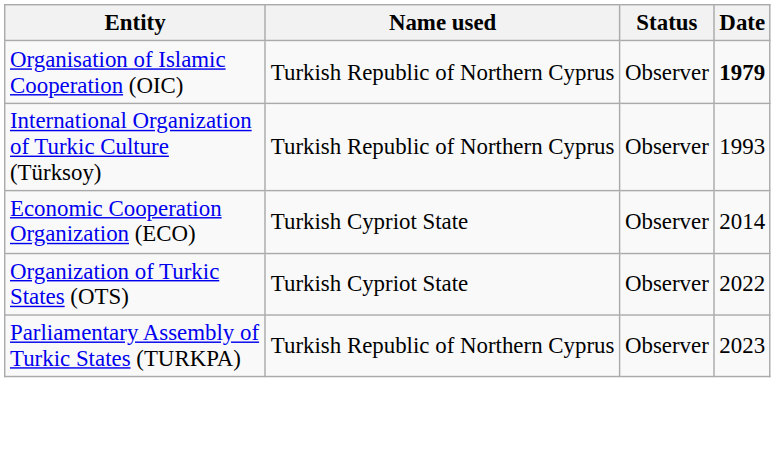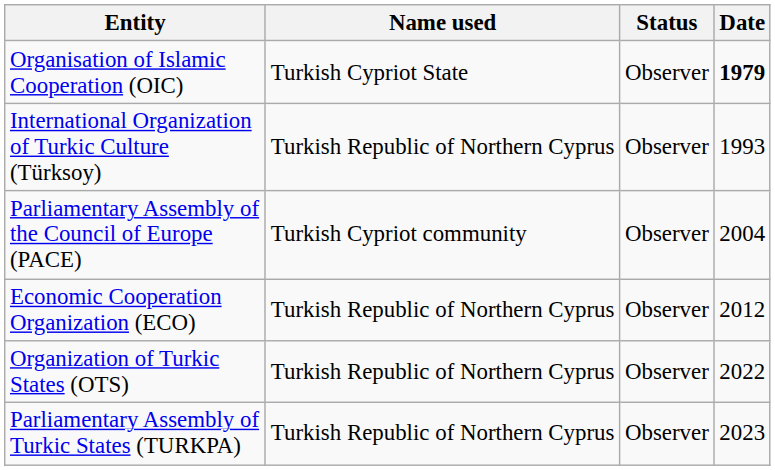(443, 71) Turkish Republic of Northern Cyprus -> (370, 71) Turkish Cypriot State
+ row: (135, 234)
(370, 221) Turkish Cypriot State -> (443, 309) Turkish Republic of Northern Cyprus
(742, 221) 2014 -> (742, 309) 2012
(370, 283) Turkish Cypriot State -> (443, 371) Turkish Republic of Northern Cyprus
